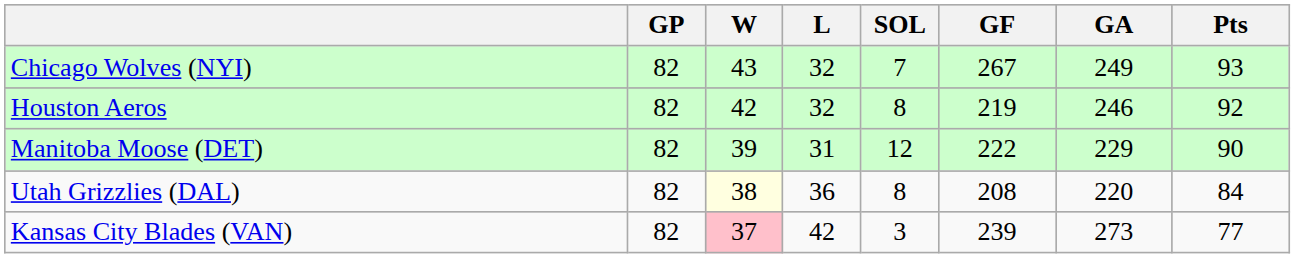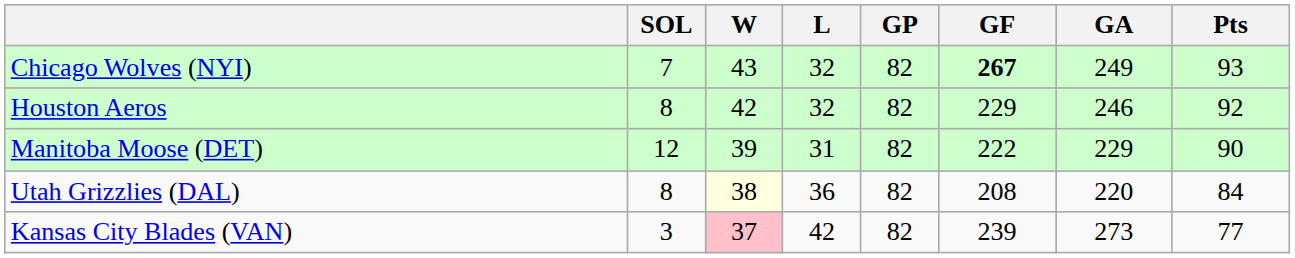columns swapped: (666, 25) <-> (900, 25)
(997, 66) normal -> (997, 66) bold
(997, 107) 219 -> (997, 107) 229
